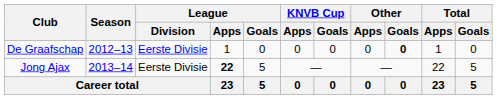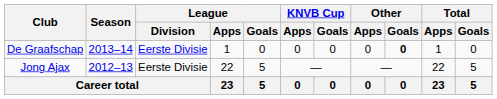(111, 49) 2012–13 -> (111, 49) 2013–14
(111, 67) 2013–14 -> (111, 67) 2012–13
(227, 67) bold -> (227, 67) normal
